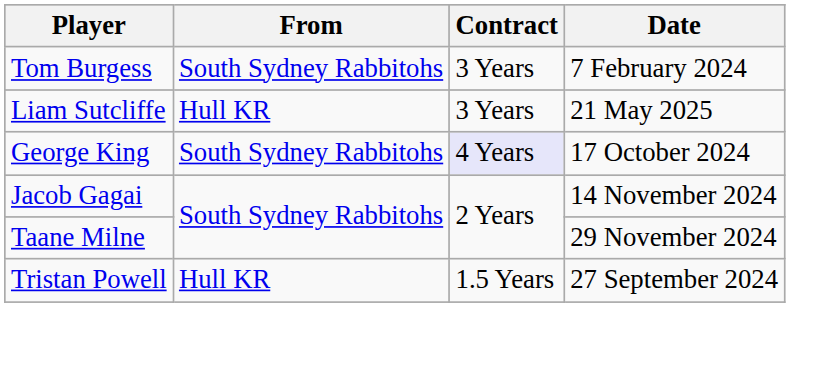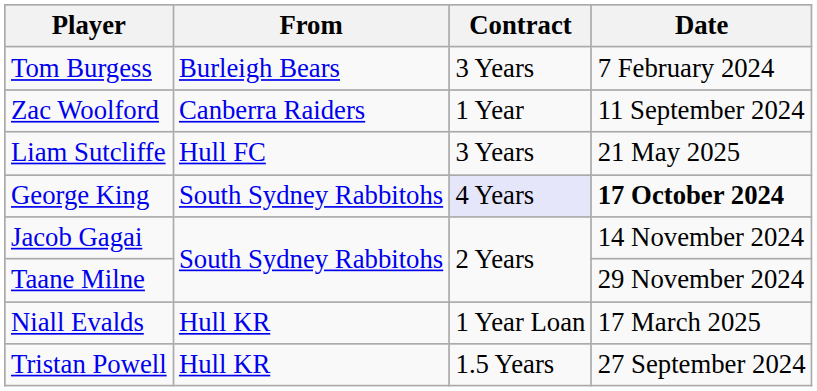(311, 68) South Sydney Rabbitohs -> (259, 68) Burleigh Bears
+ row: (85, 110)
(225, 110) Hull KR -> (222, 152) Hull FC
(660, 152) normal -> (691, 195) bold
+ row: (77, 322)
